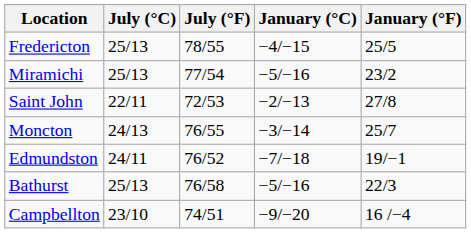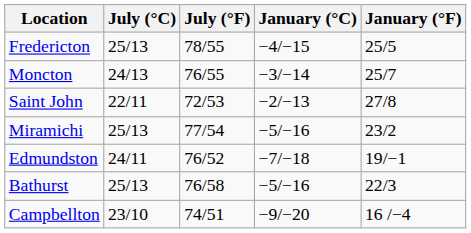rows swapped: (41, 130) <-> (46, 74)
